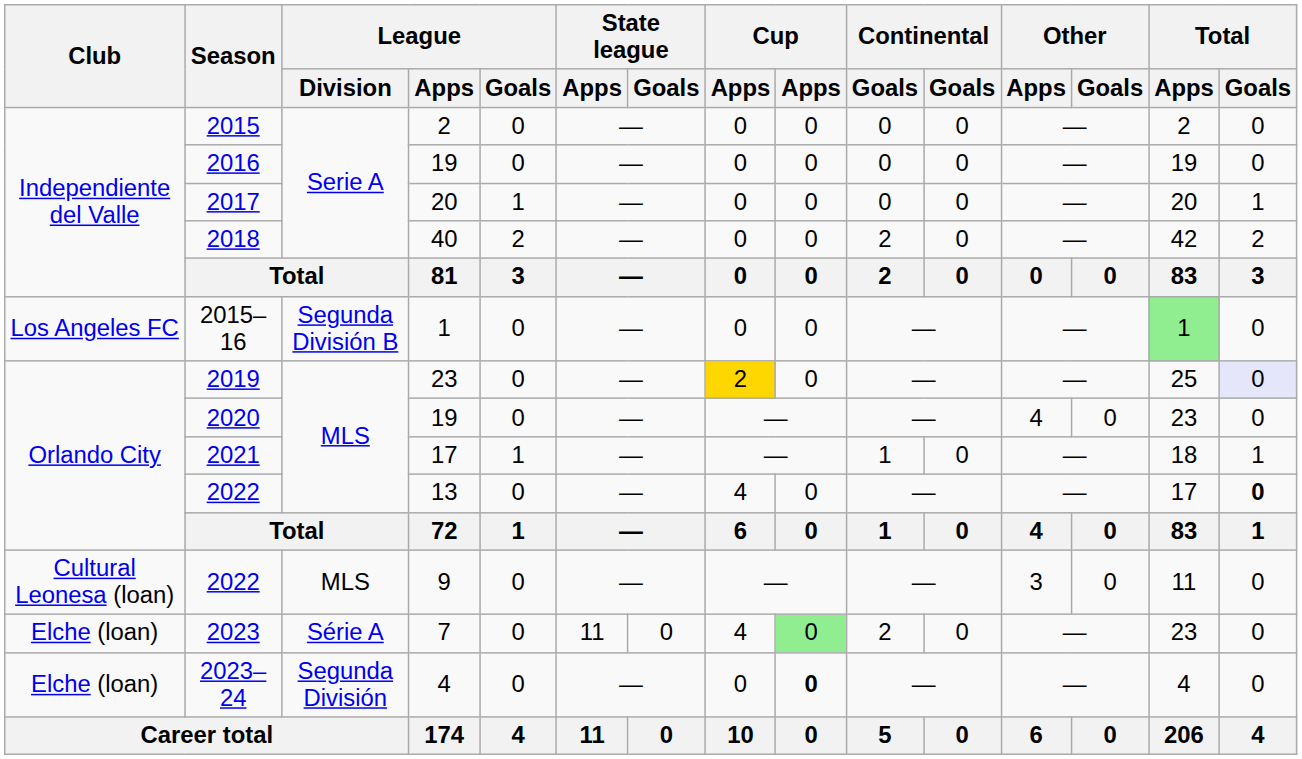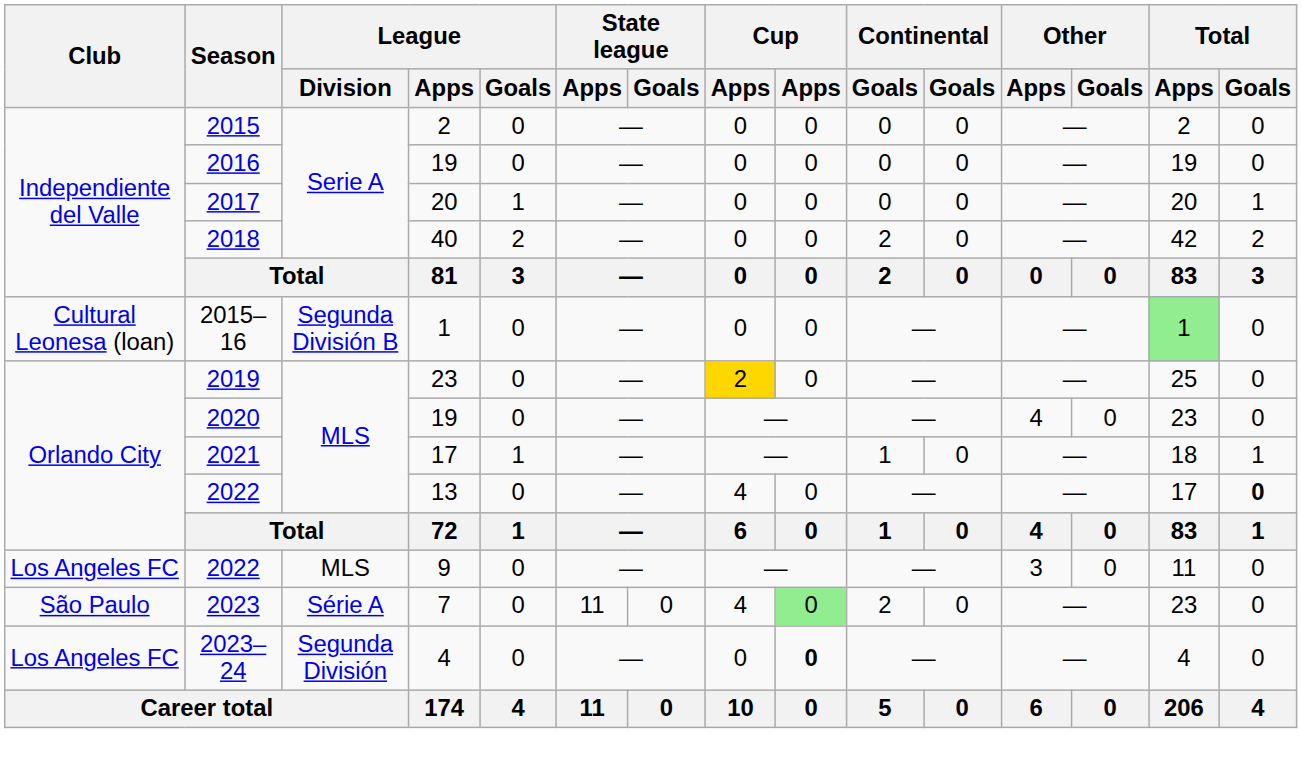(95, 328) Los Angeles FC -> (95, 328) Cultural Leonesa (loan)
(1258, 379) lavender background -> (1258, 379) no background
(95, 581) Cultural Leonesa (loan) -> (95, 568) Los Angeles FC
(95, 633) Elche (loan) -> (95, 606) São Paulo
(95, 684) Elche (loan) -> (95, 657) Los Angeles FC
